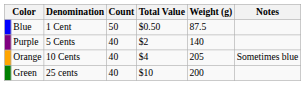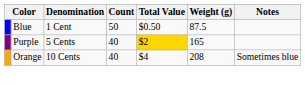(143, 42) no background -> (143, 42) gold background
(197, 42) 140 -> (197, 42) 165
(197, 57) 205 -> (197, 57) 208
- row: (25, 73)
